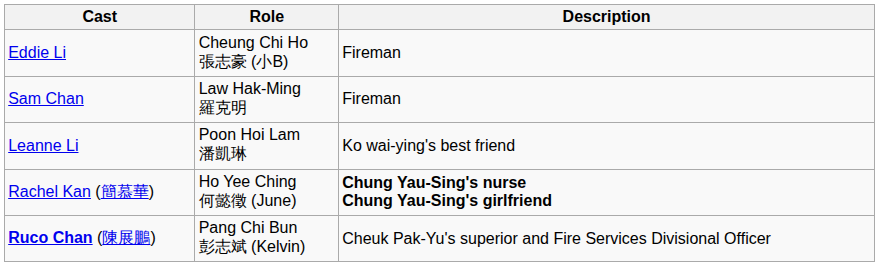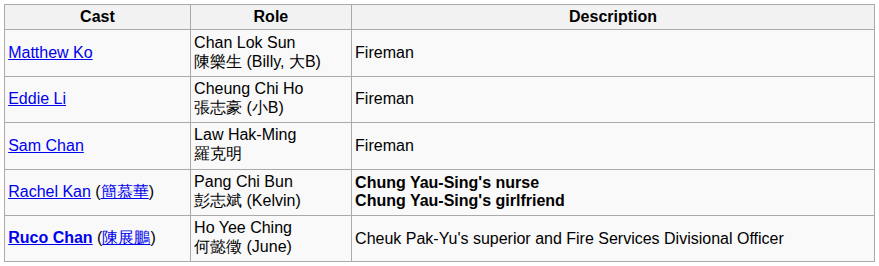+ row: (50, 53)
- row: (43, 145)
(248, 191) Ho Yee Ching 何懿徵 (June) -> (247, 191) Pang Chi Bun 彭志斌 (Kelvin)
(252, 237) Pang Chi Bun 彭志斌 (Kelvin) -> (243, 237) Ho Yee Ching 何懿徵 (June)
